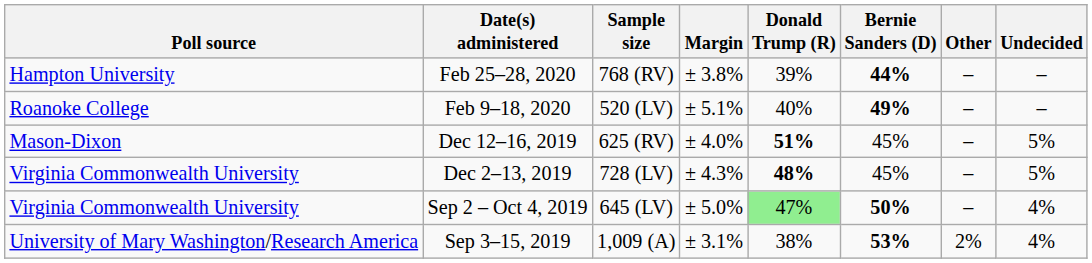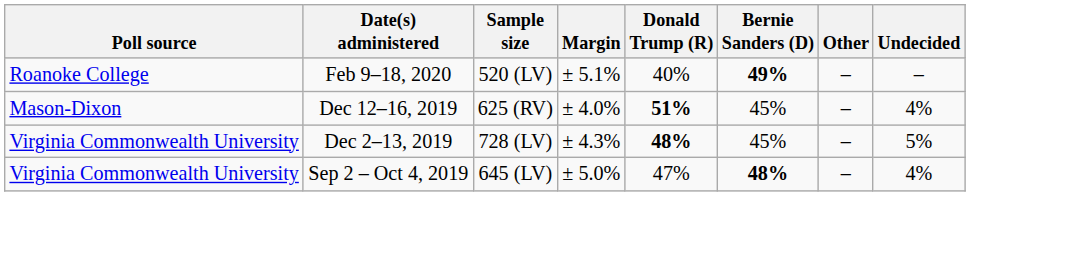- row: (508, 74)
(1042, 141) 5% -> (919, 108) 4%
(794, 207) lightgreen background -> (671, 174) no background
(891, 207) 50% -> (768, 174) 48%
- row: (508, 241)
